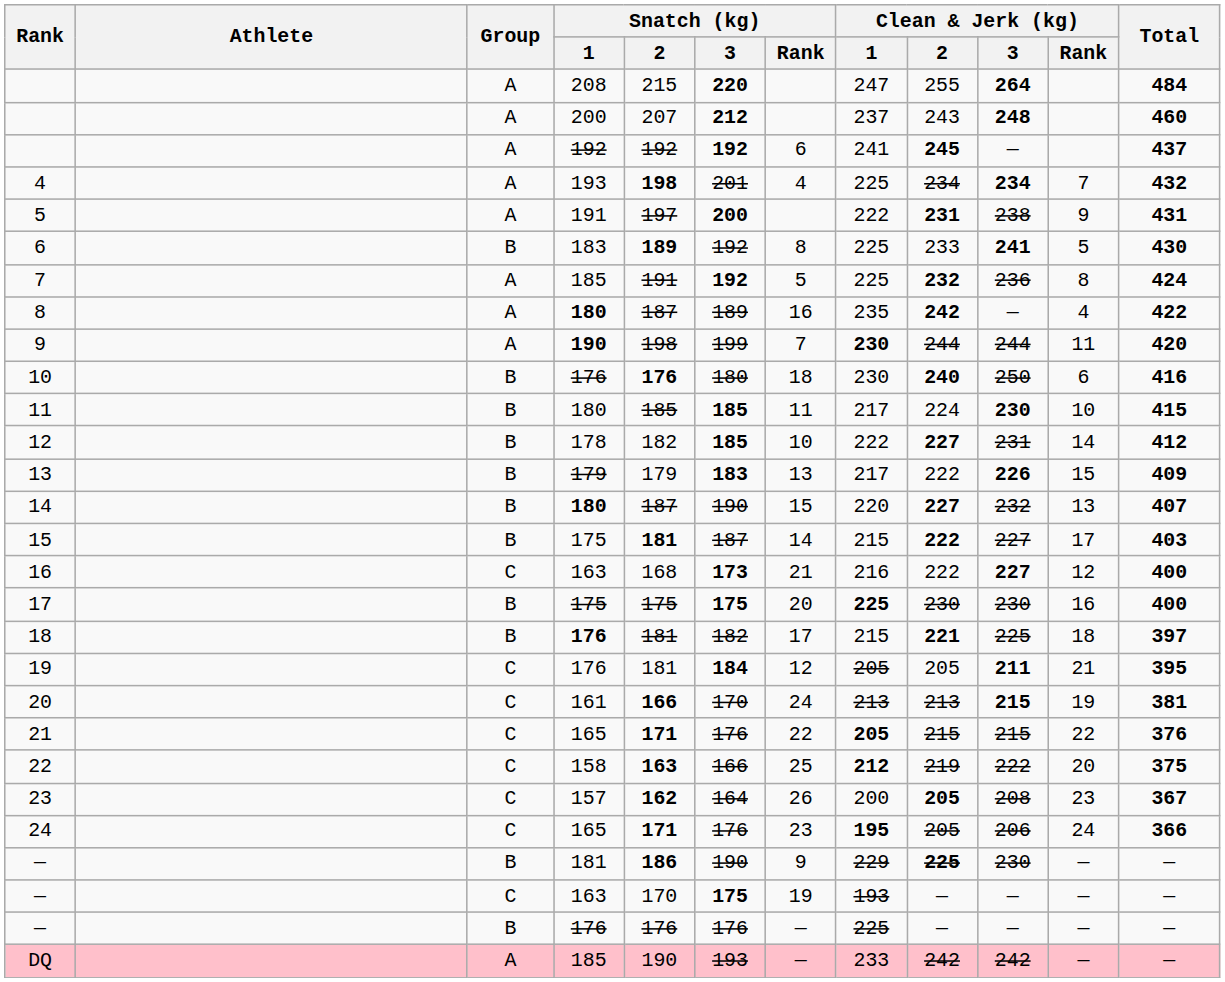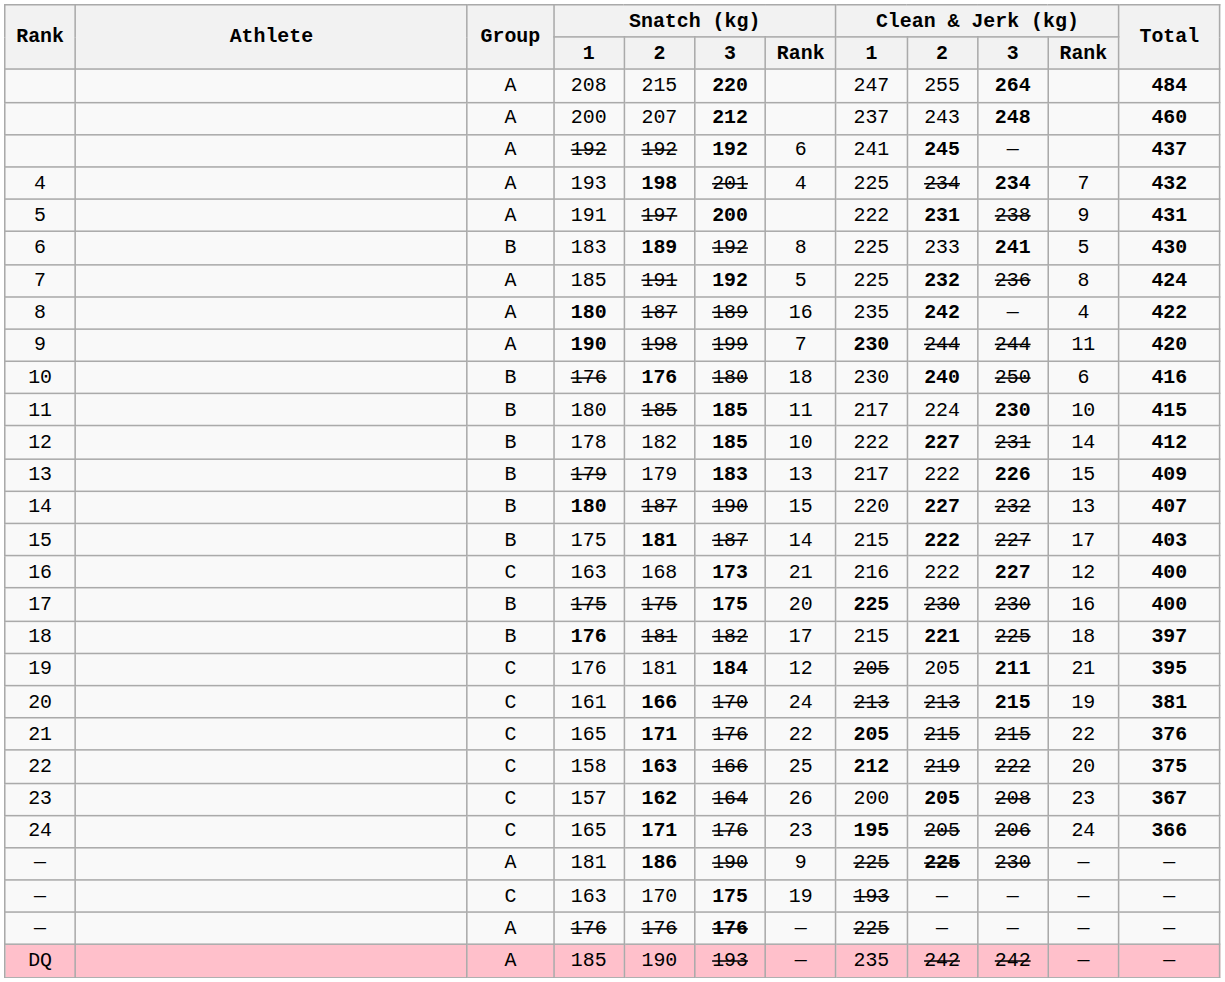(510, 864) B -> (510, 864) A
(871, 864) 229 -> (871, 864) 225
(510, 929) B -> (510, 929) A
(730, 929) normal -> (730, 929) bold
(871, 961) 233 -> (871, 961) 235
